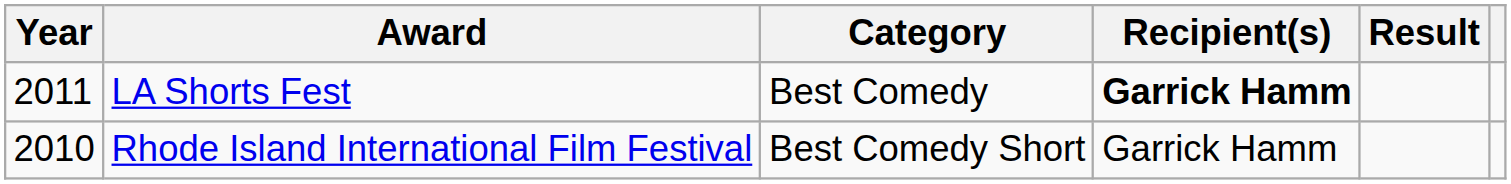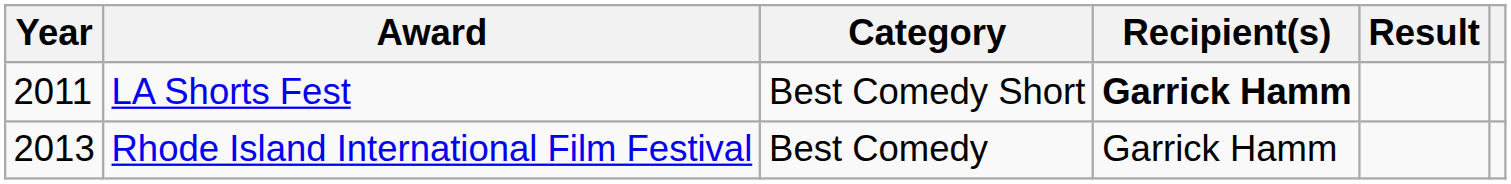(879, 91) Best Comedy -> (927, 91) Best Comedy Short
(54, 149) 2010 -> (54, 149) 2013
(927, 149) Best Comedy Short -> (879, 149) Best Comedy
